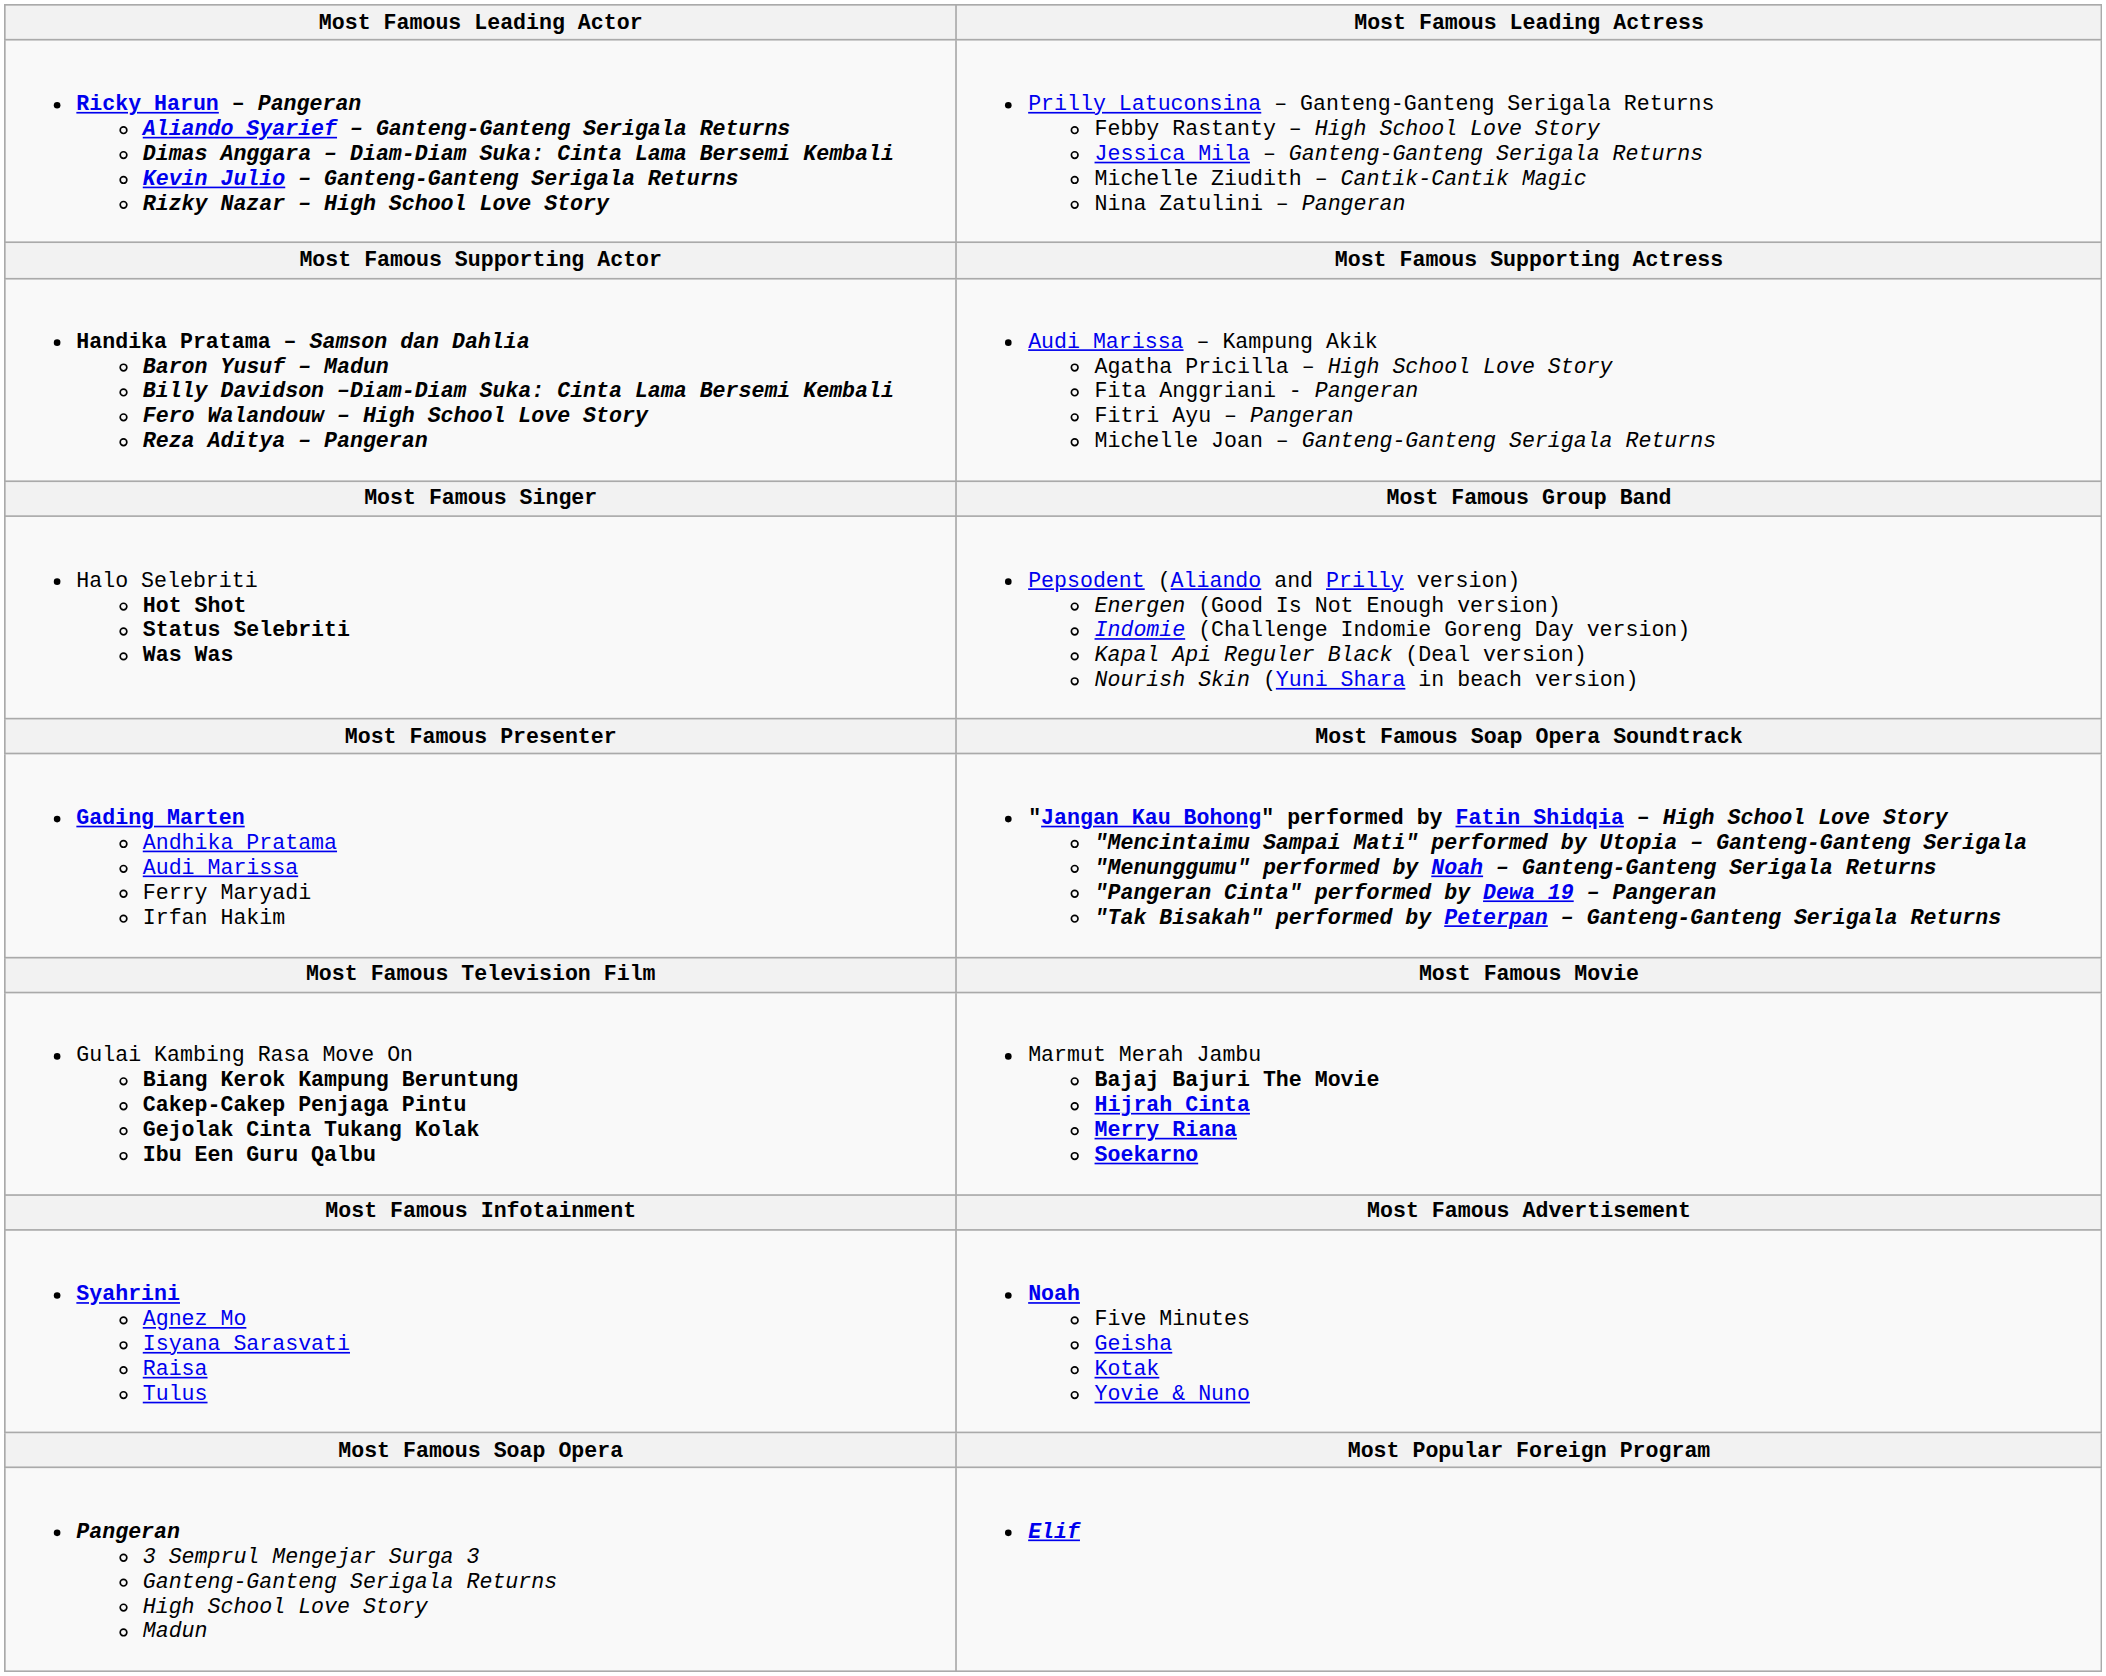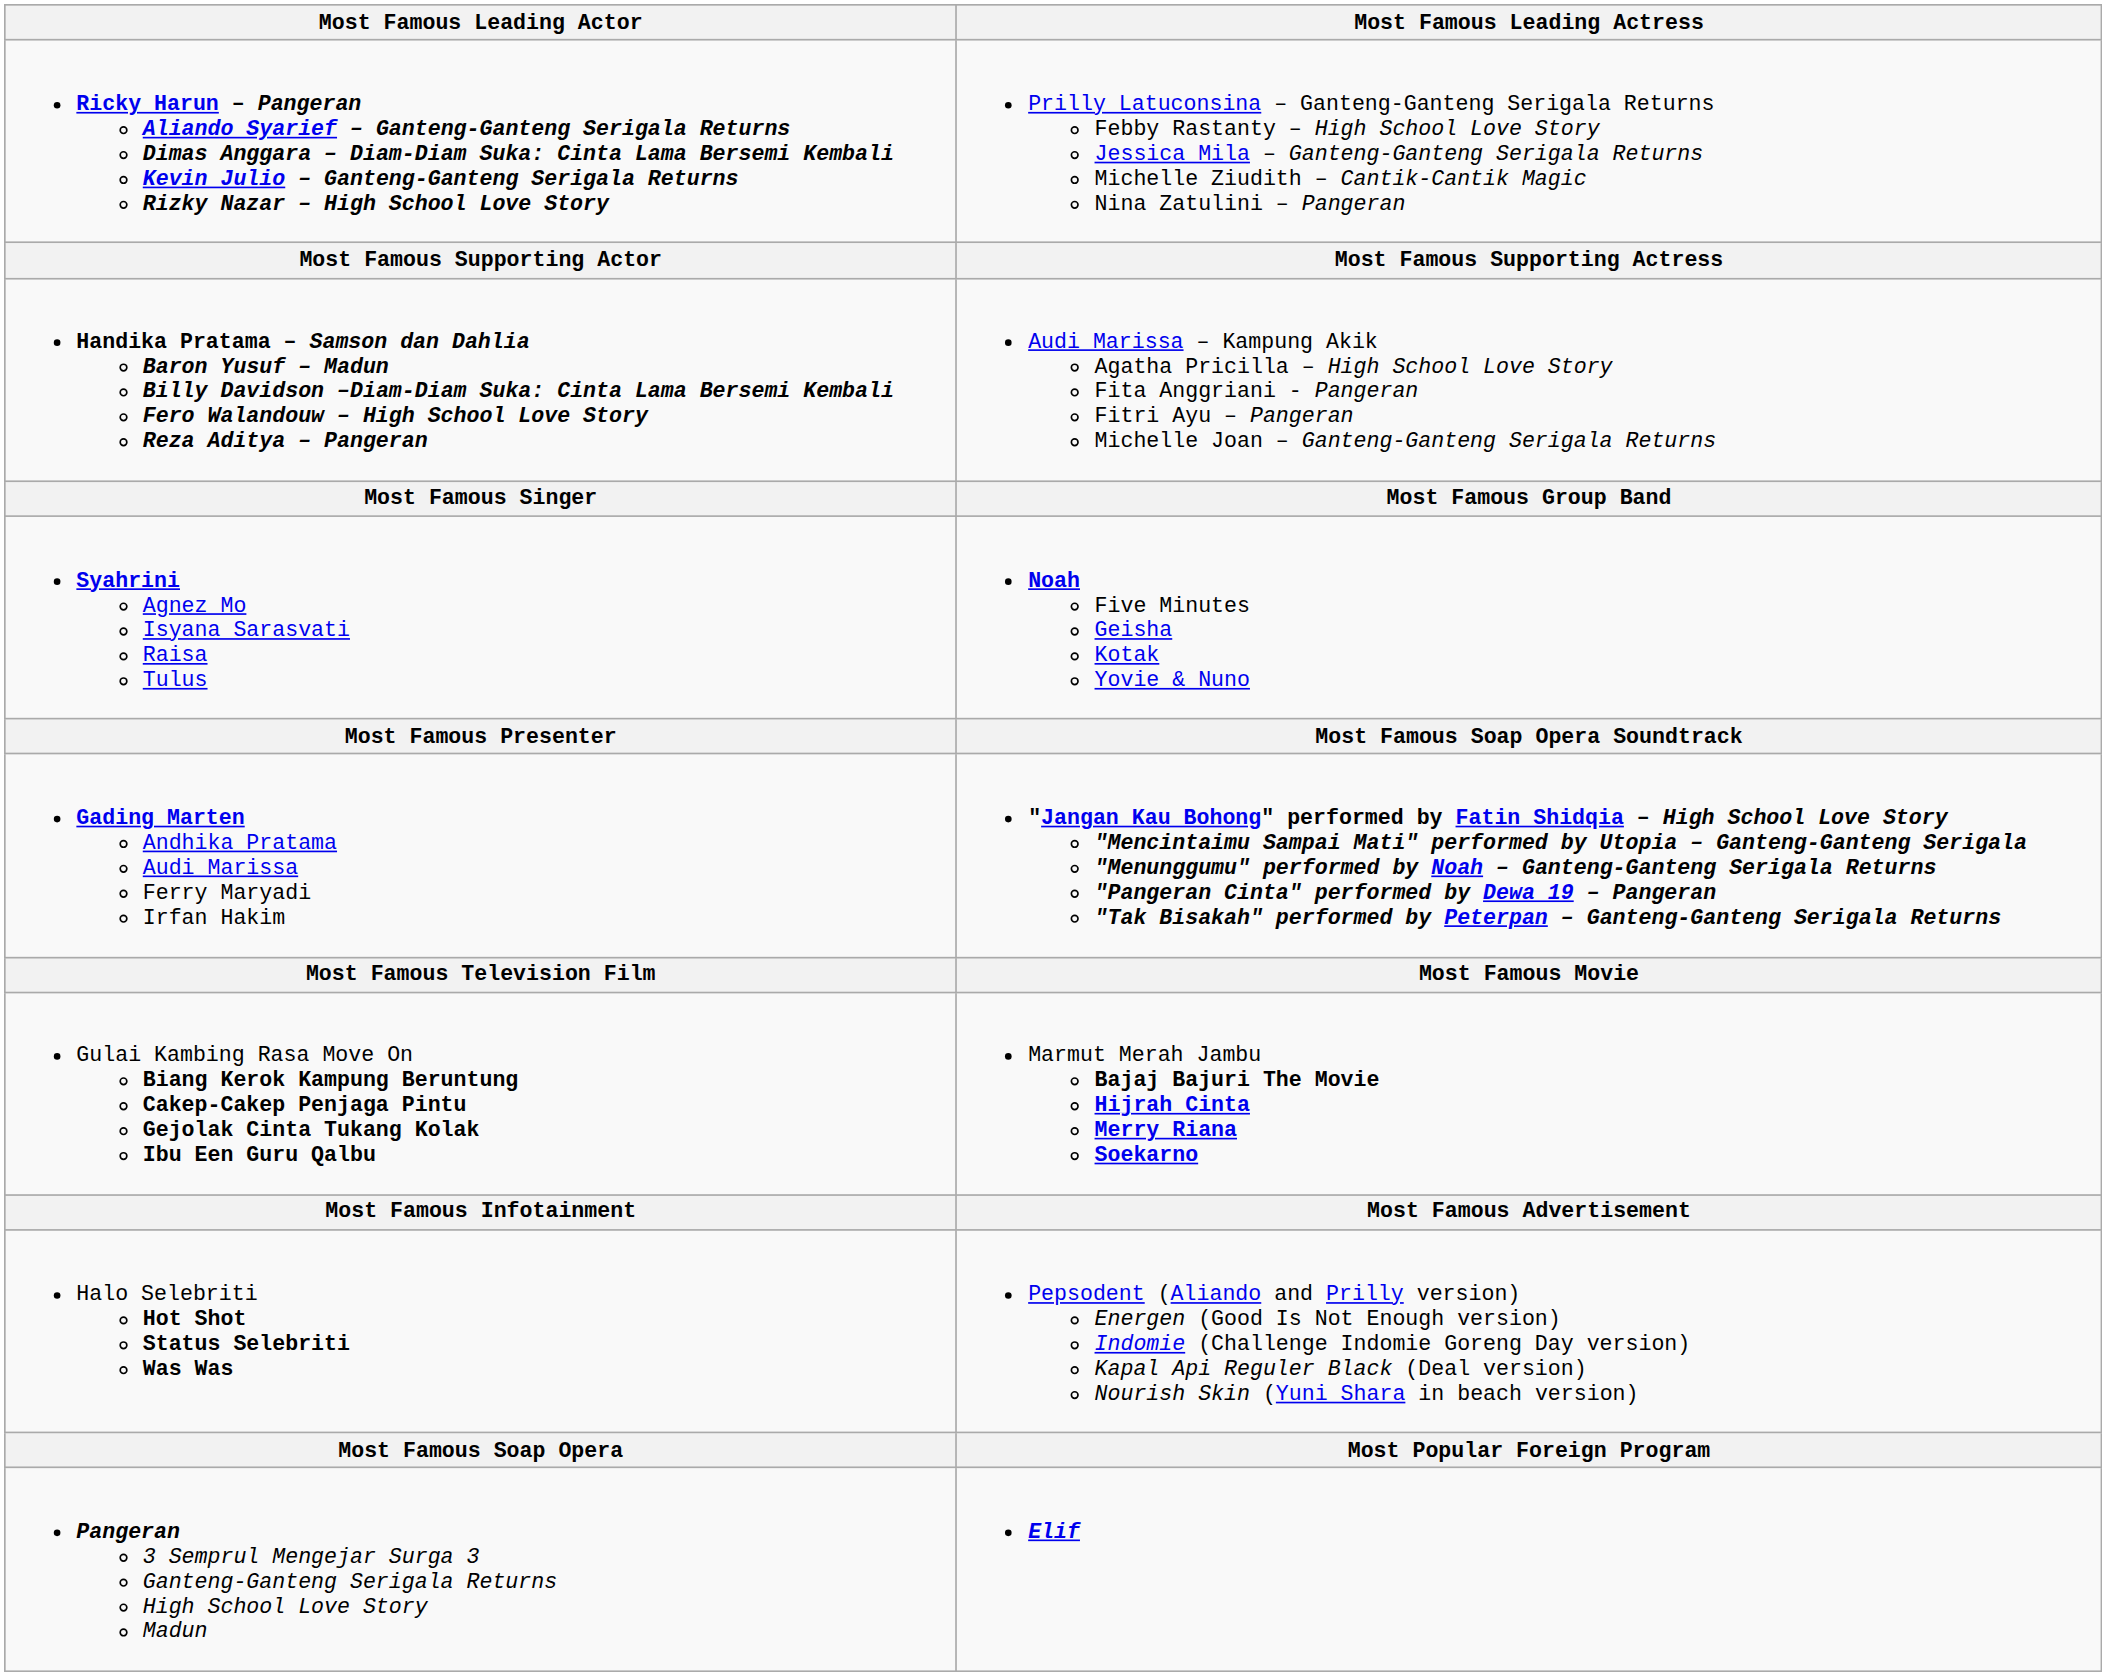rows swapped: (481, 1344) <-> (481, 617)
